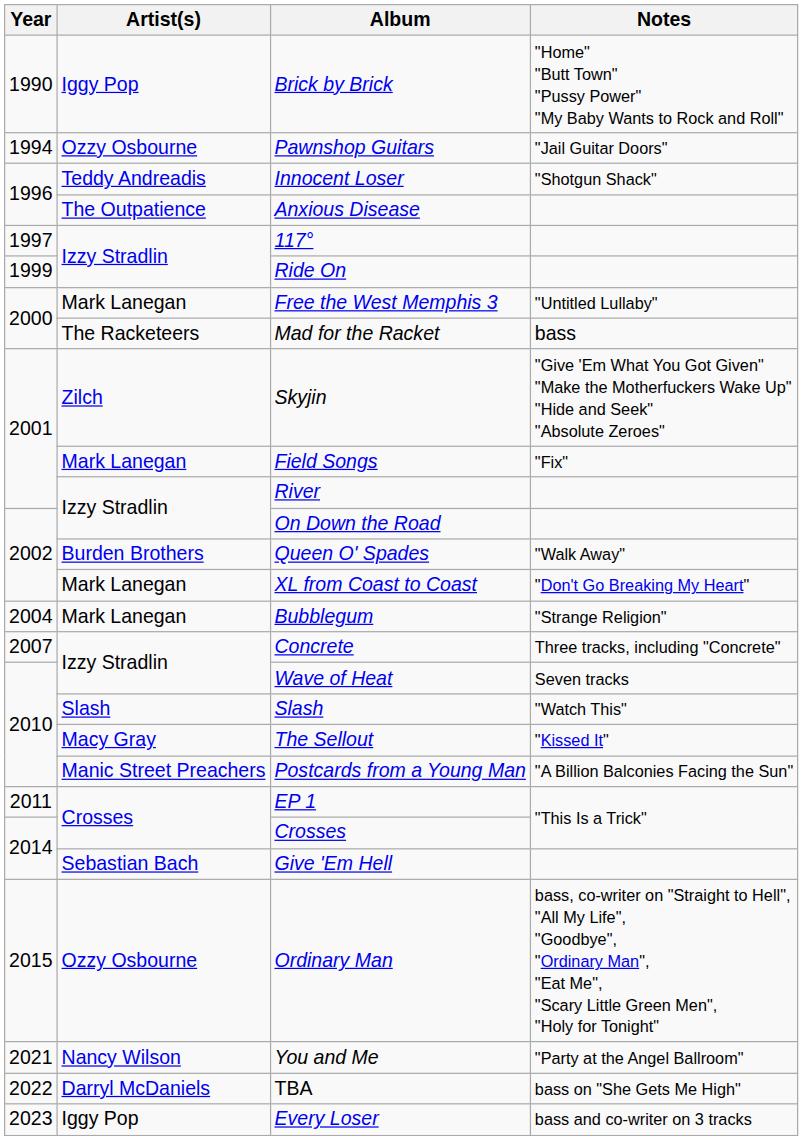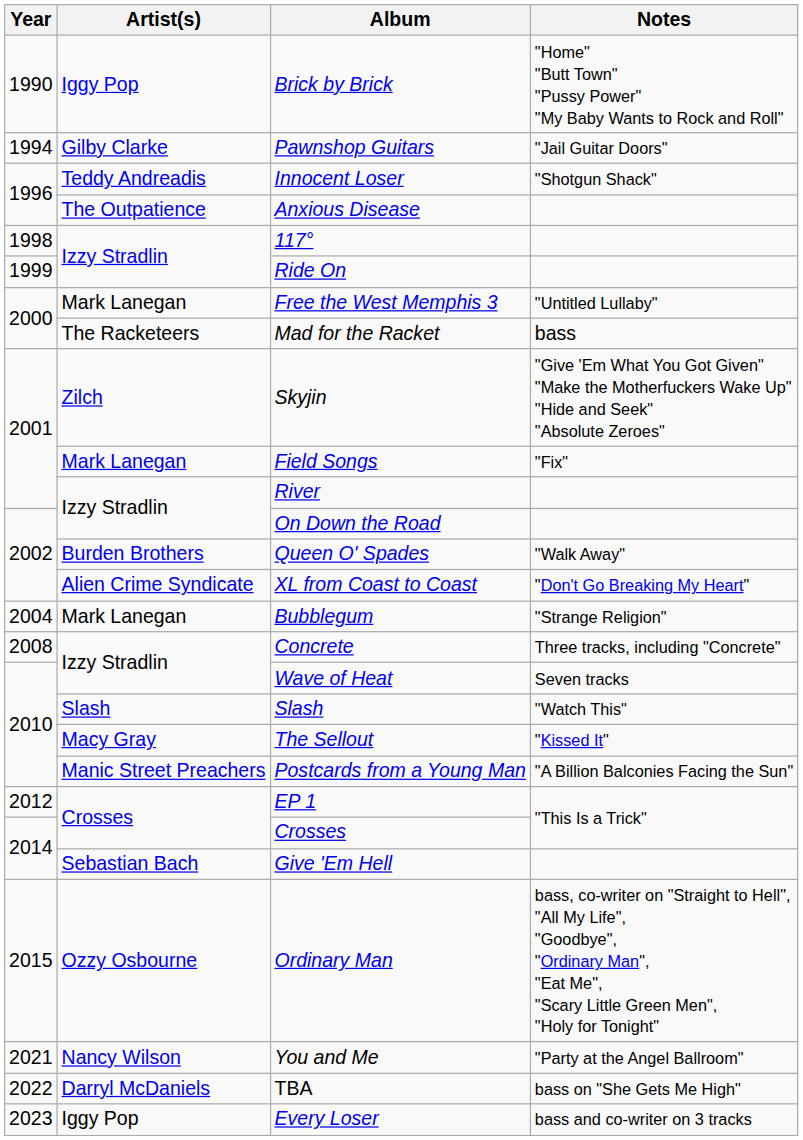(129, 147) Ozzy Osbourne -> (115, 147) Gilby Clarke
(31, 240) 1997 -> (31, 240) 1998
(124, 585) Mark Lanegan -> (158, 585) Alien Crime Syndicate
(31, 647) 2007 -> (31, 647) 2008
(31, 801) 2011 -> (31, 801) 2012
